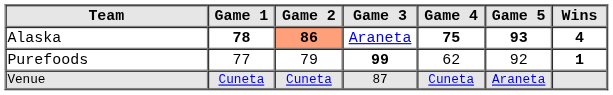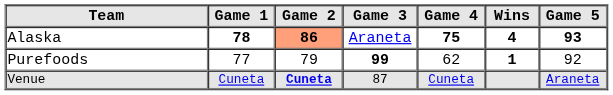columns swapped: (519, 16) <-> (579, 16)
(309, 80) normal -> (309, 80) bold
